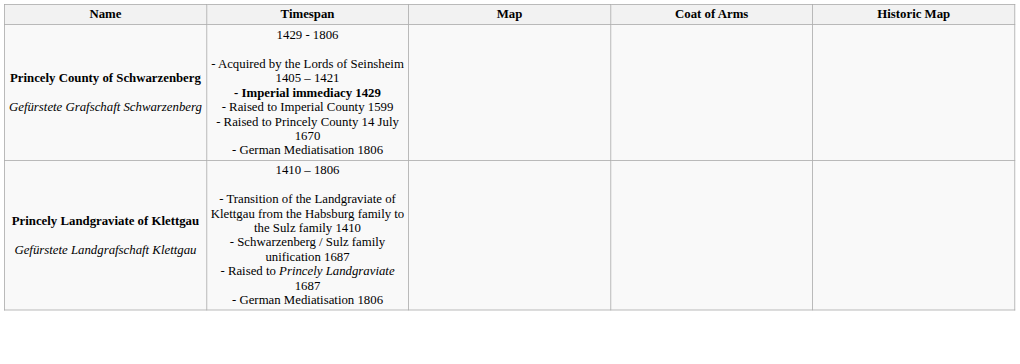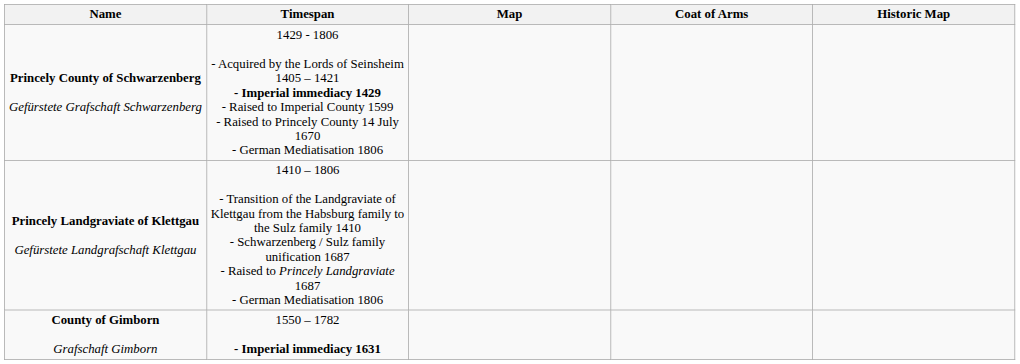+ row: (105, 334)
